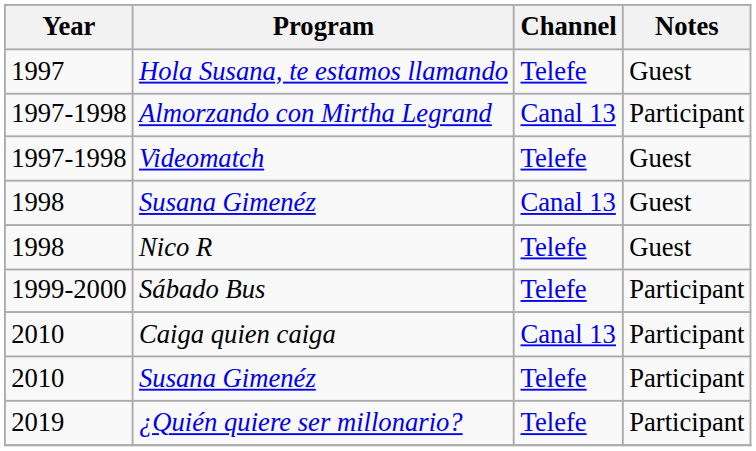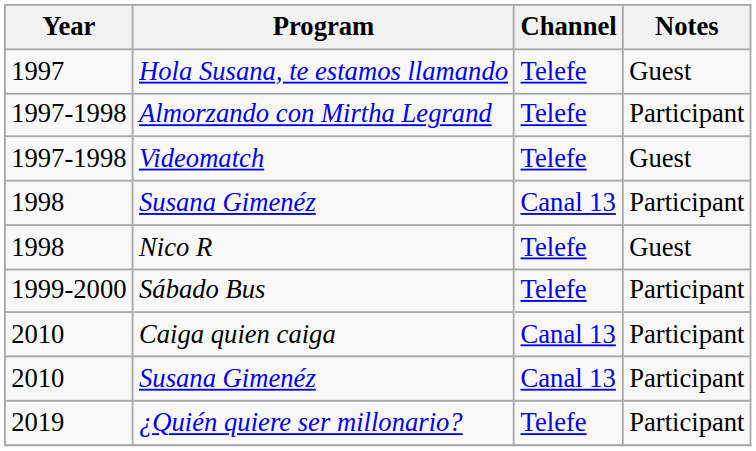(568, 114) Canal 13 -> (554, 114) Telefe
(660, 202) Guest -> (687, 202) Participant
(554, 378) Telefe -> (568, 378) Canal 13
